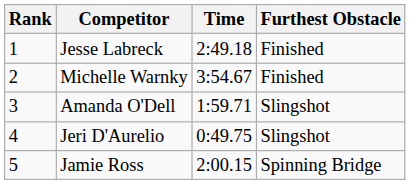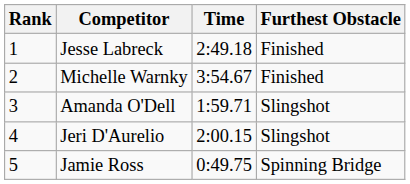(224, 135) 0:49.75 -> (224, 135) 2:00.15
(224, 164) 2:00.15 -> (224, 164) 0:49.75
